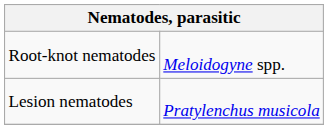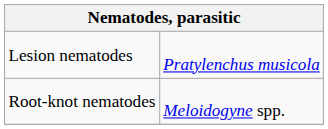rows swapped: (71, 101) <-> (82, 54)
